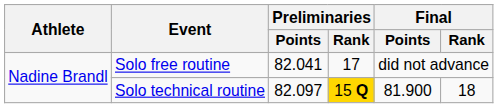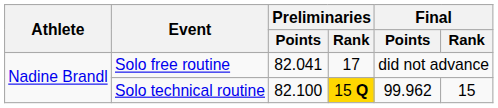(298, 90) 82.097 -> (298, 90) 82.100
(408, 90) 81.900 -> (408, 90) 99.962
(467, 90) 18 -> (467, 90) 15
